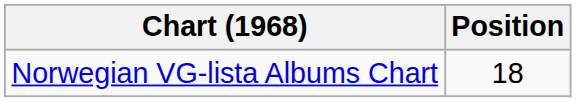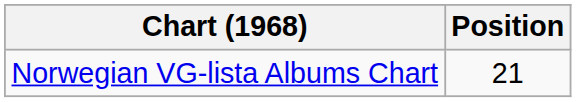(508, 72) 18 -> (508, 72) 21
